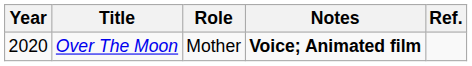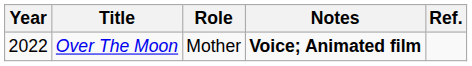(28, 46) 2020 -> (28, 46) 2022
